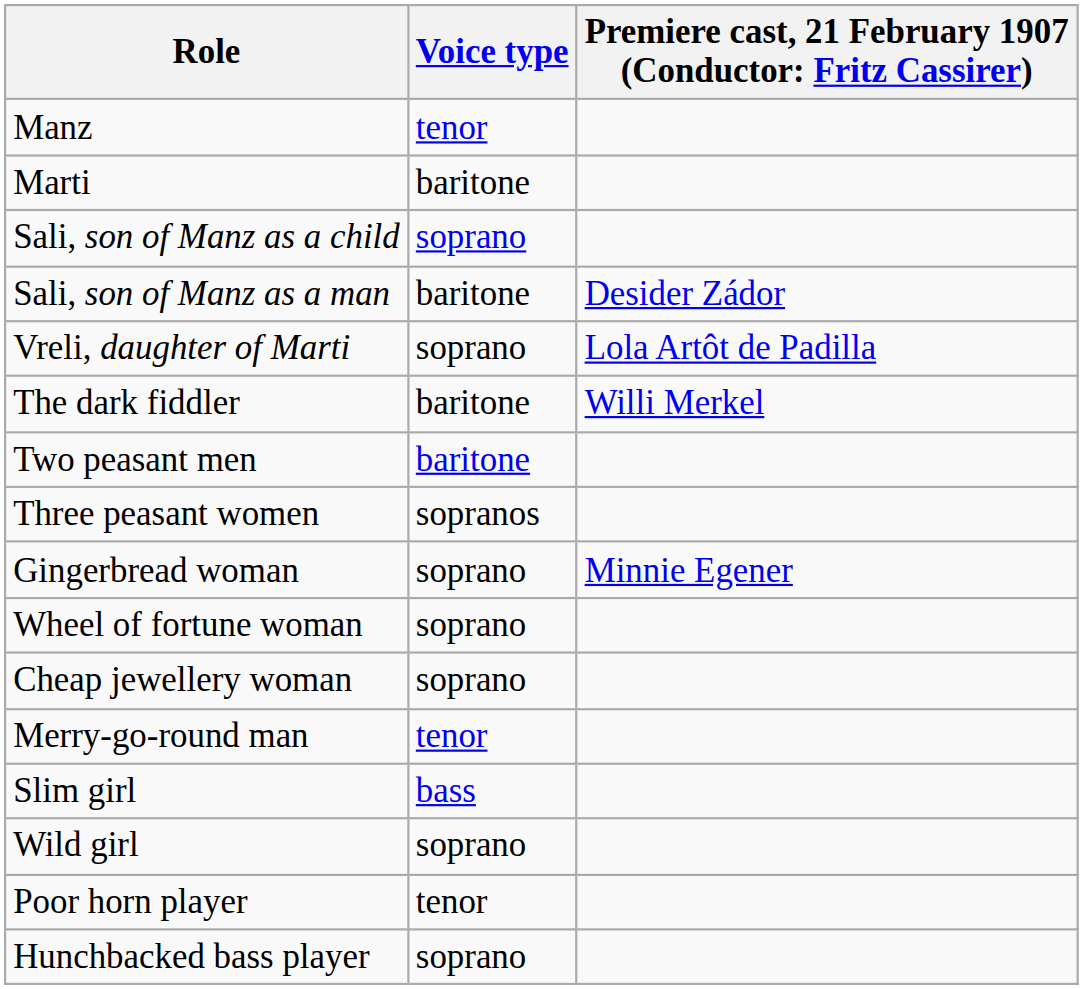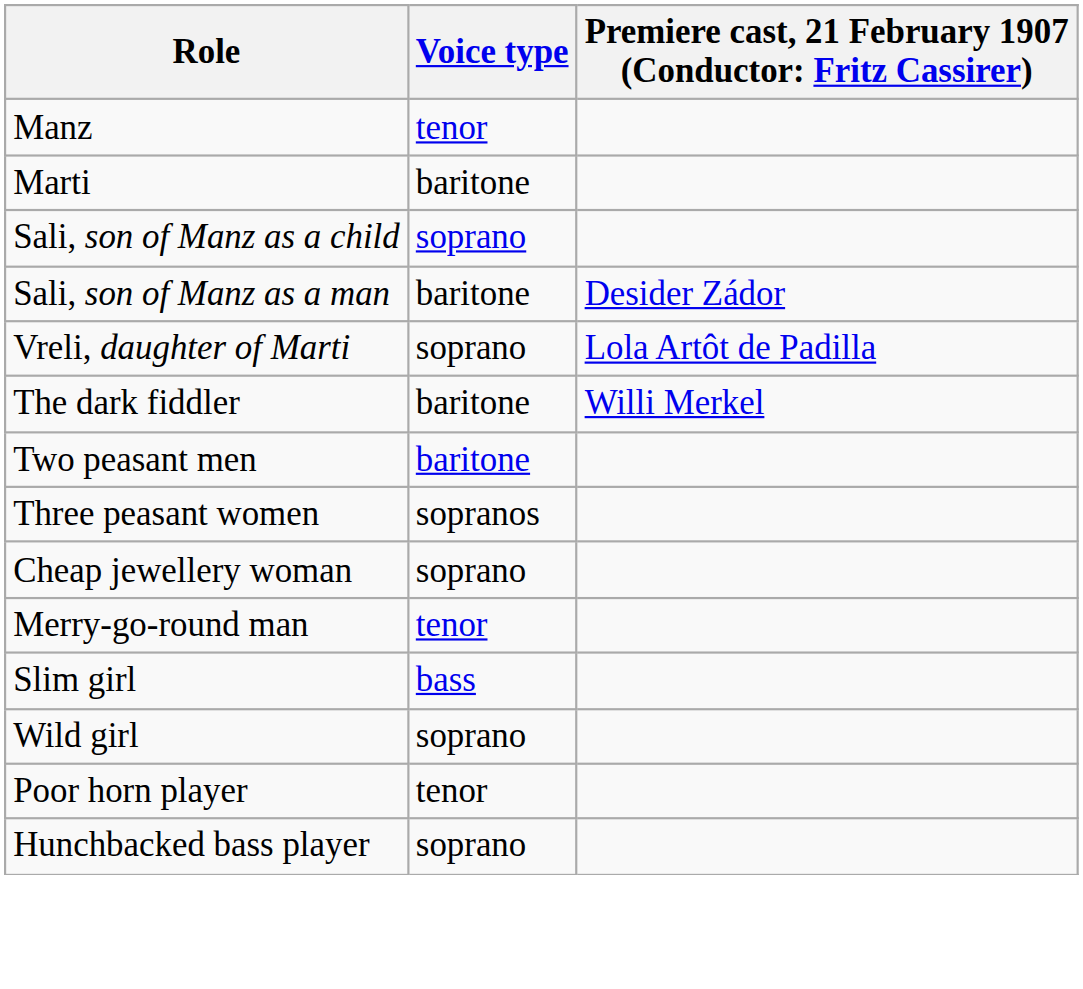- row: (156, 569)
- row: (188, 624)
